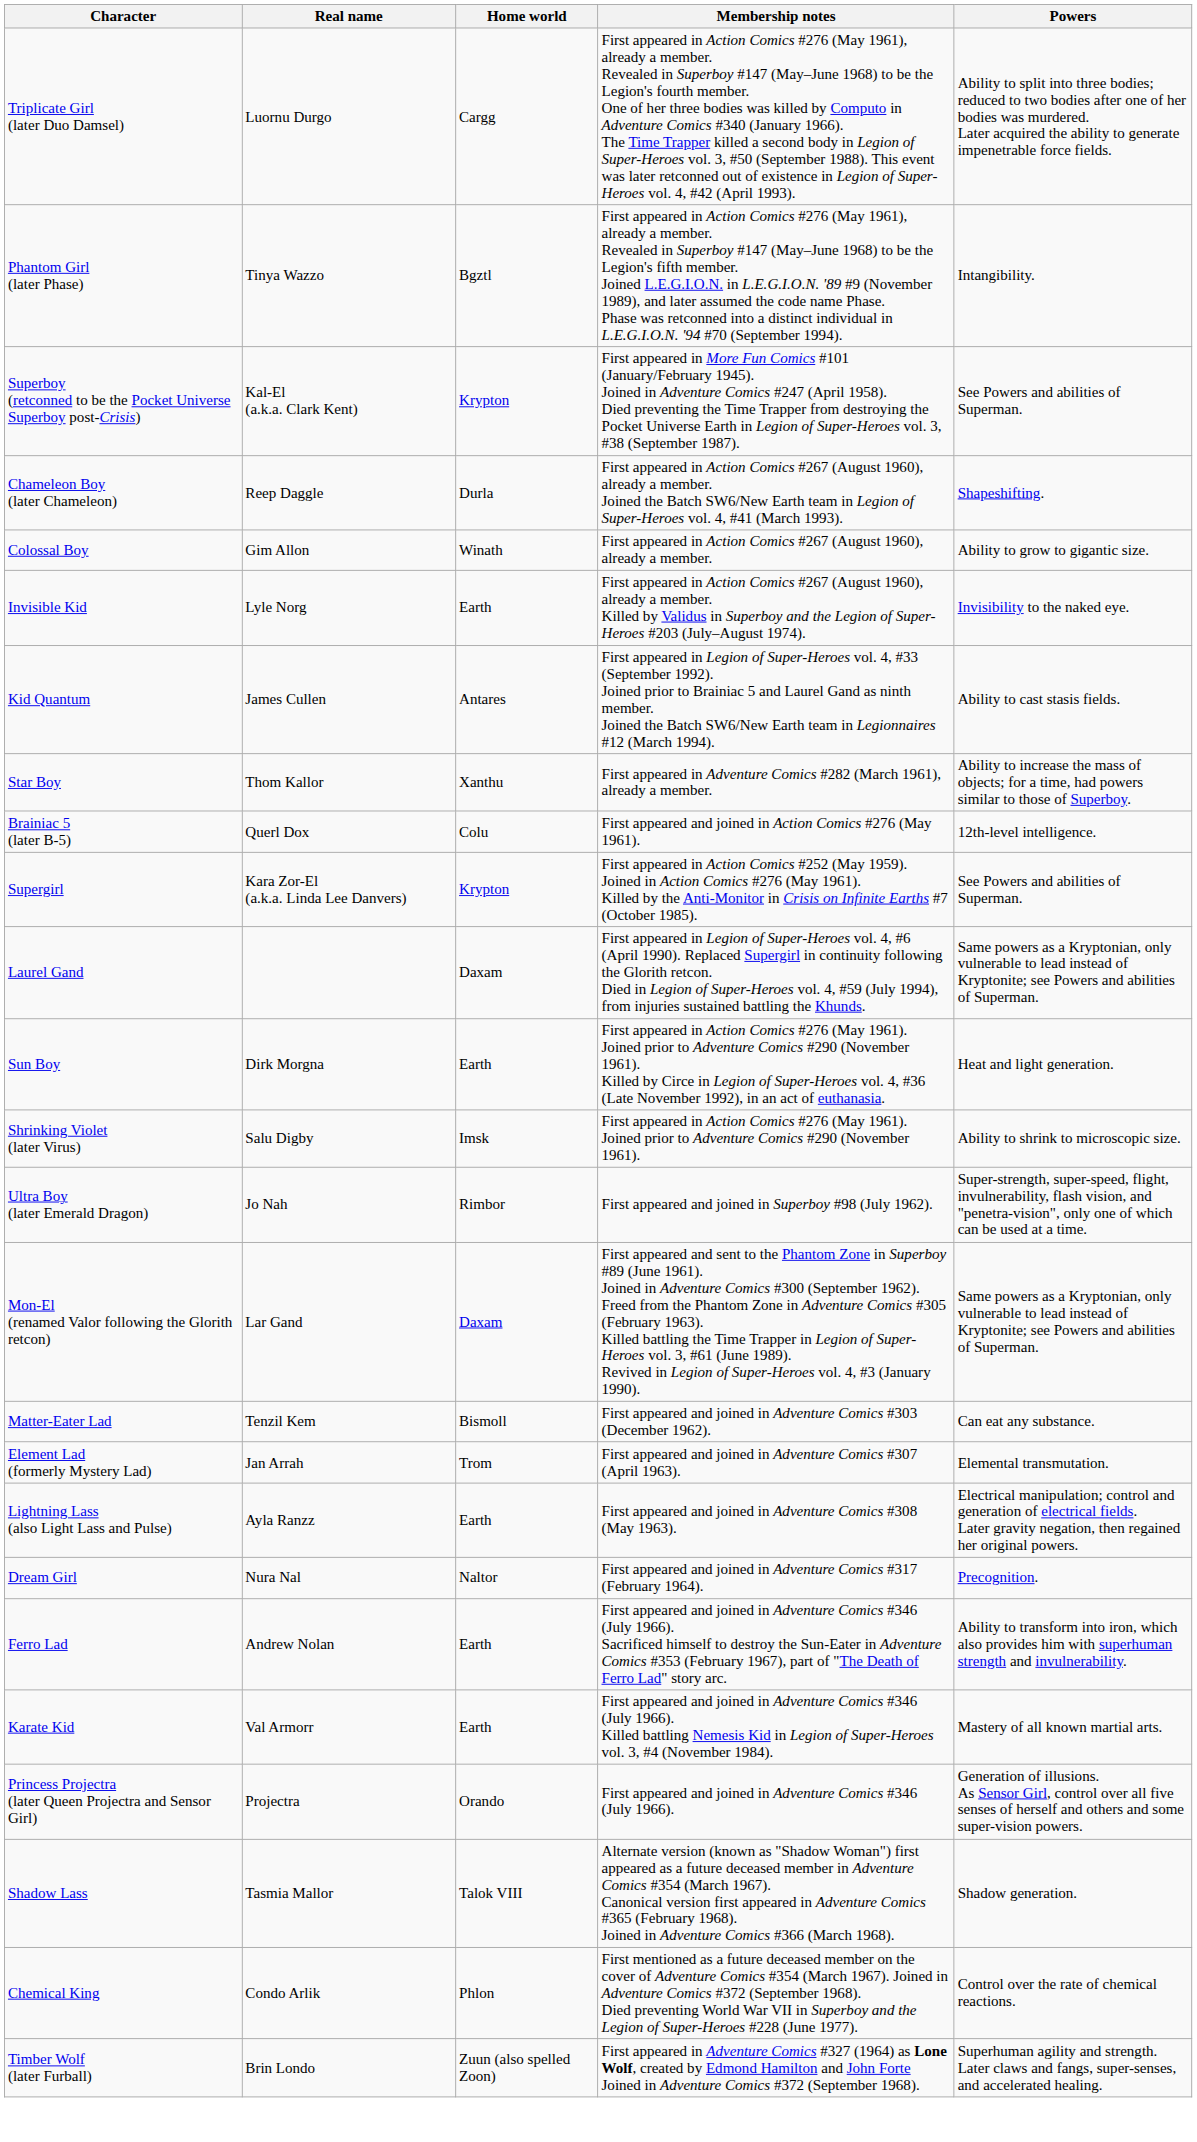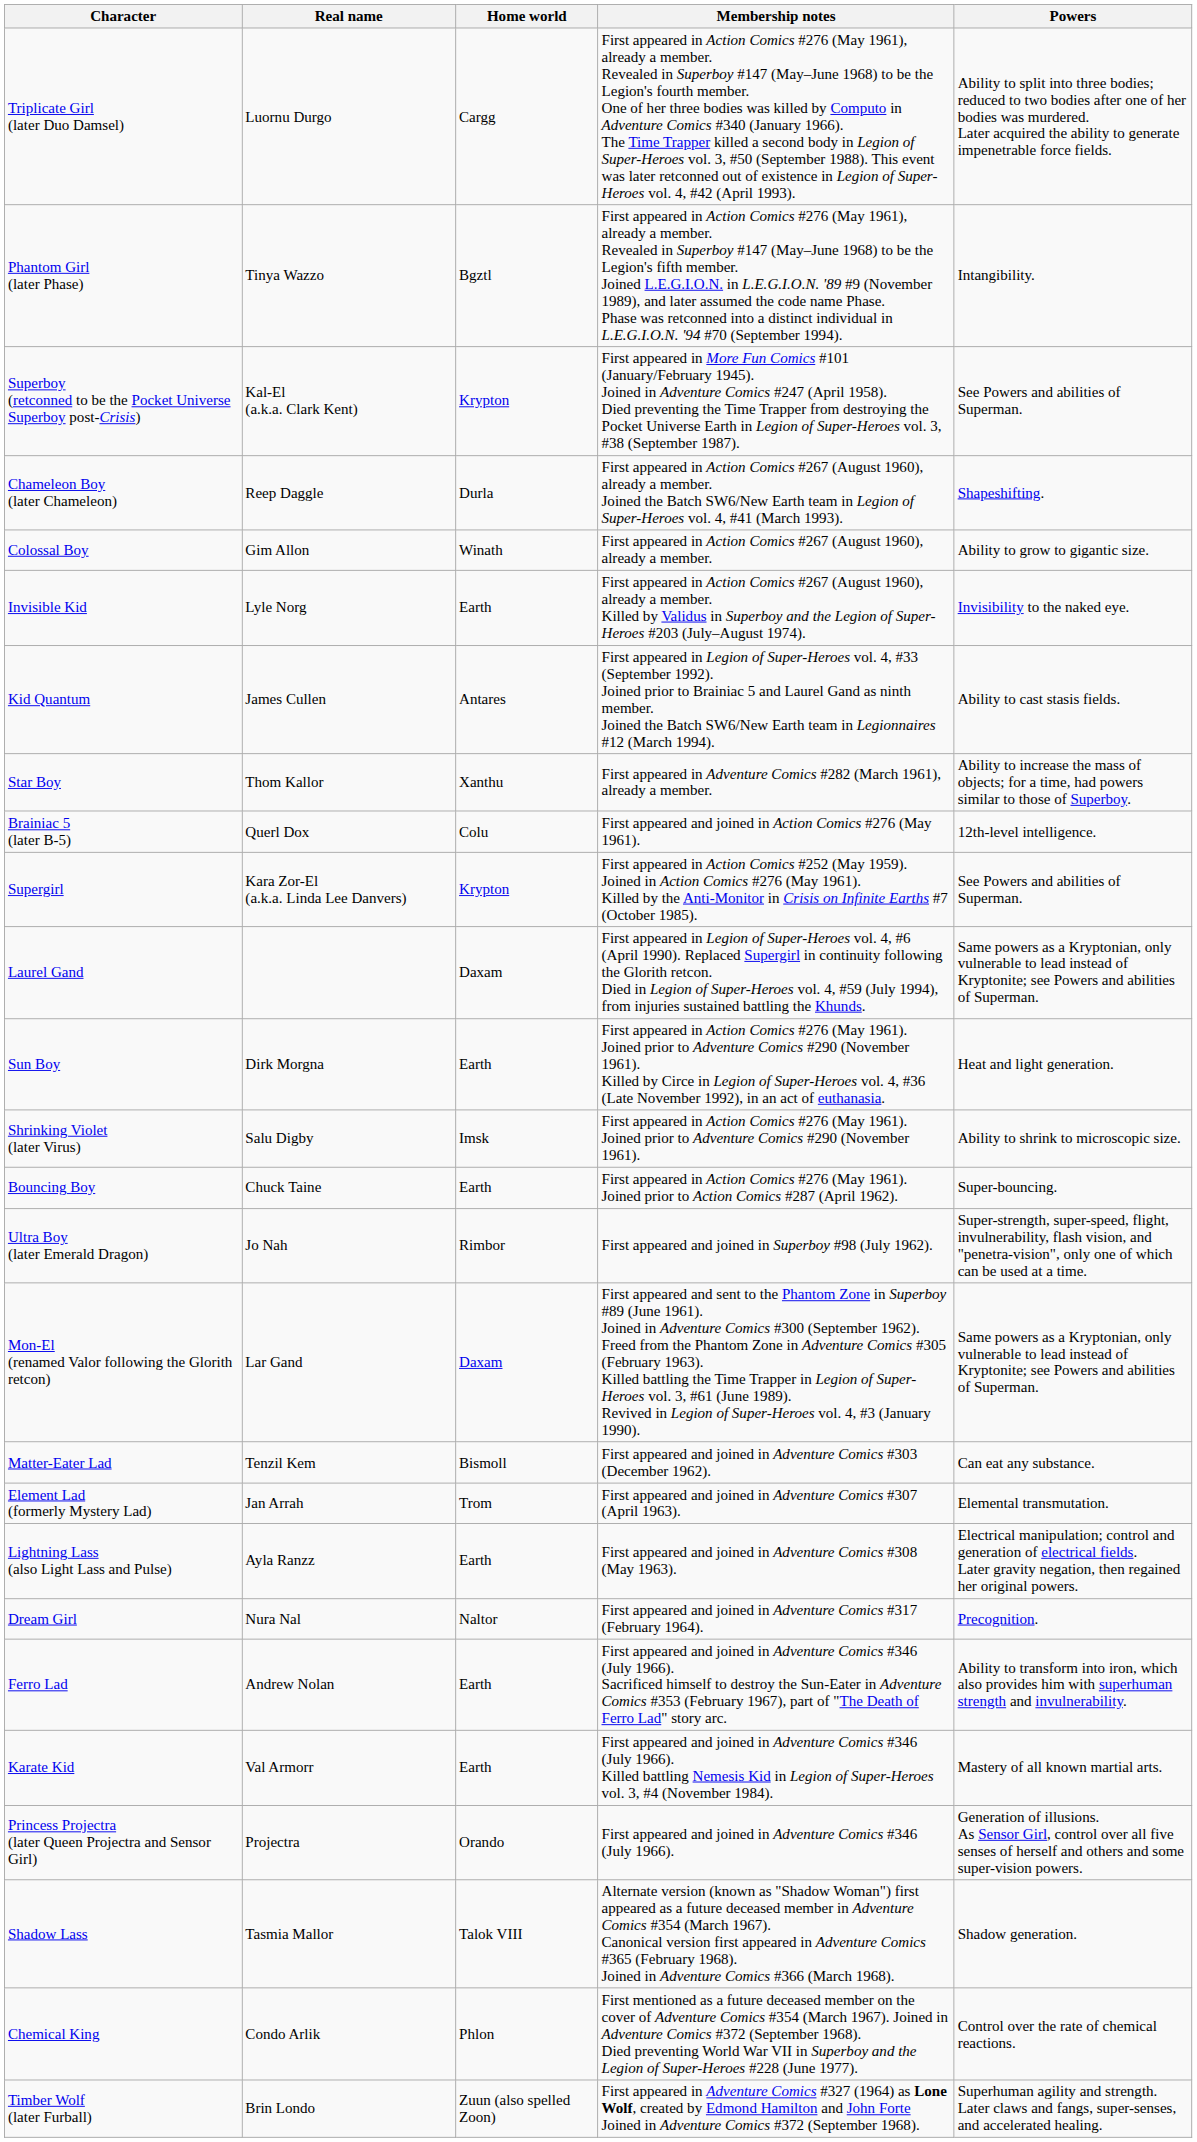+ row: (52, 1187)
